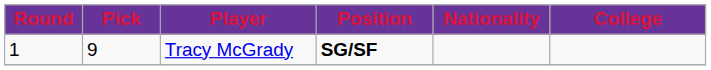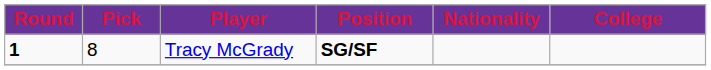(14, 49) normal -> (14, 49) bold
(92, 49) 9 -> (92, 49) 8
